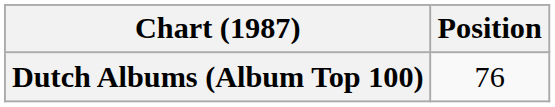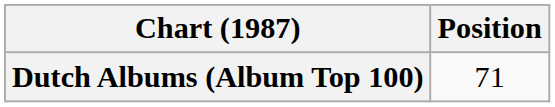(490, 76) 76 -> (490, 76) 71
